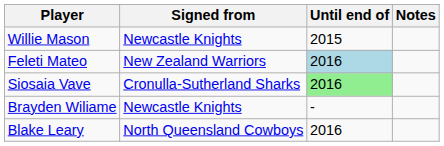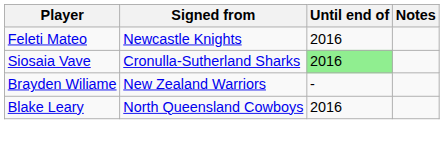- row: (49, 38)
(195, 61) New Zealand Warriors -> (182, 38) Newcastle Knights
(326, 61) lightblue background -> (326, 38) no background
(182, 107) Newcastle Knights -> (195, 84) New Zealand Warriors
